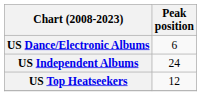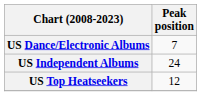(174, 44) 6 -> (174, 44) 7
